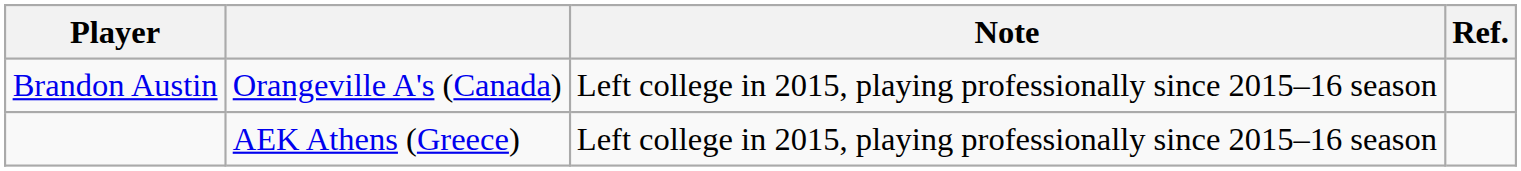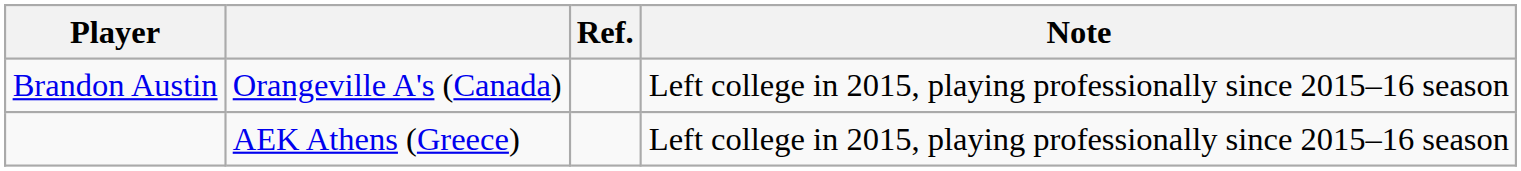columns swapped: (1007, 31) <-> (1481, 31)
